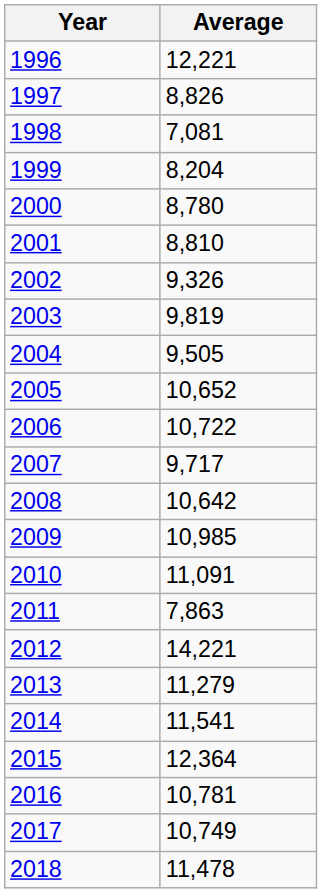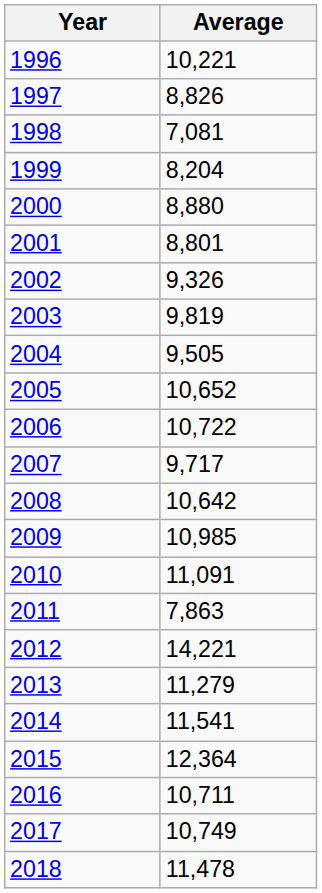(201, 59) 12,221 -> (201, 59) 10,221
(195, 206) 8,780 -> (195, 206) 8,880
(195, 243) 8,810 -> (195, 243) 8,801
(201, 795) 10,781 -> (200, 795) 10,711
